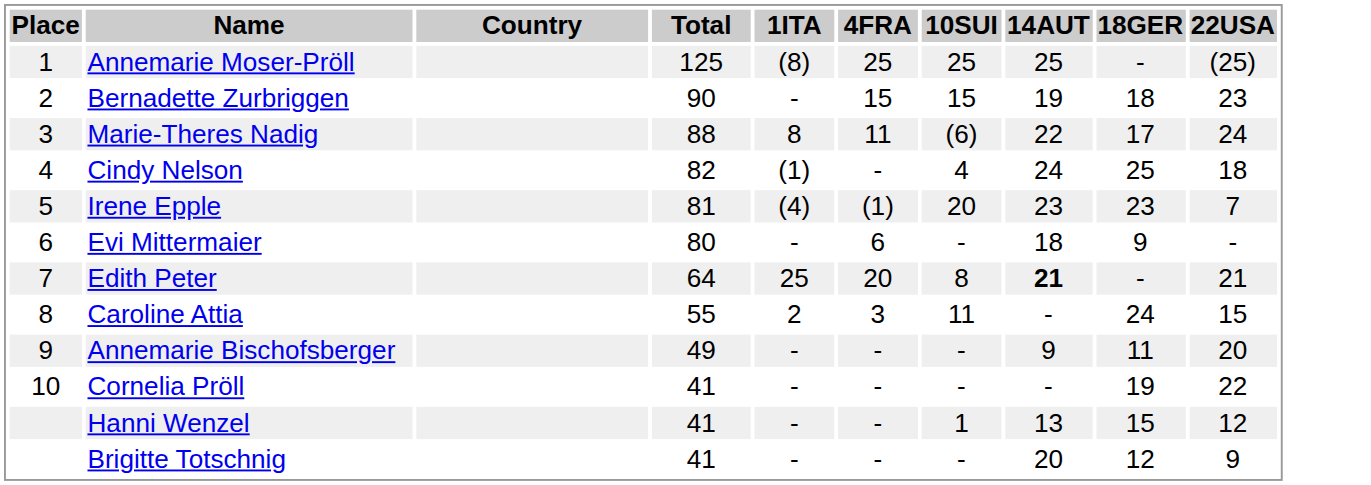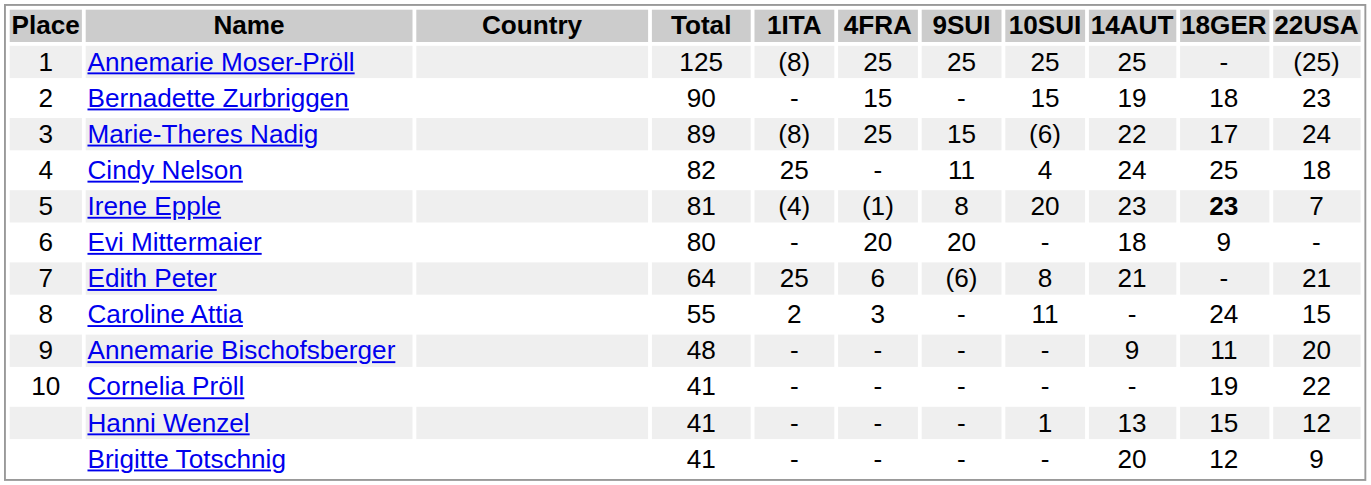+ column: (961, 26)
(701, 134) 88 -> (701, 134) 89
(794, 134) 8 -> (794, 134) (8)
(878, 134) 11 -> (878, 134) 25
(794, 170) (1) -> (794, 170) 25
(1140, 206) normal -> (1224, 206) bold
(878, 242) 6 -> (878, 242) 20
(878, 279) 20 -> (878, 279) 6
(1048, 279) bold -> (1132, 279) normal
(701, 351) 49 -> (701, 351) 48
